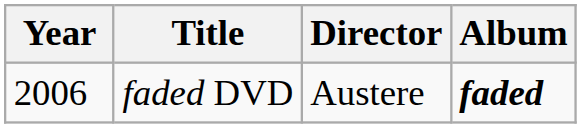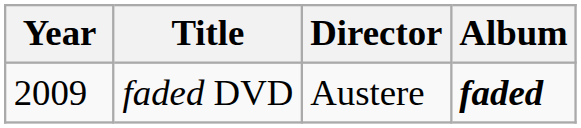(50, 92) 2006 -> (50, 92) 2009
